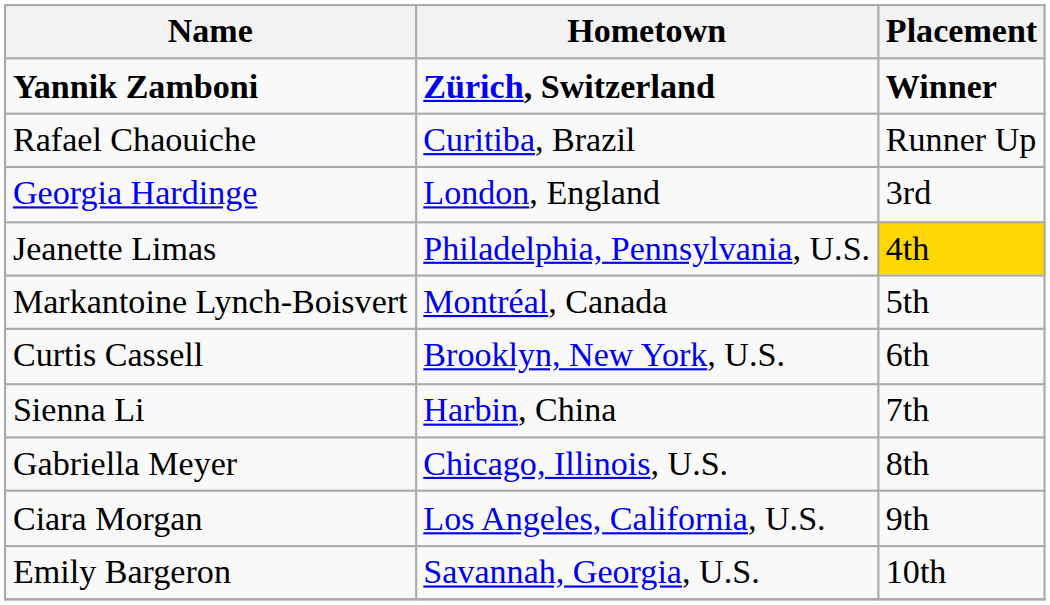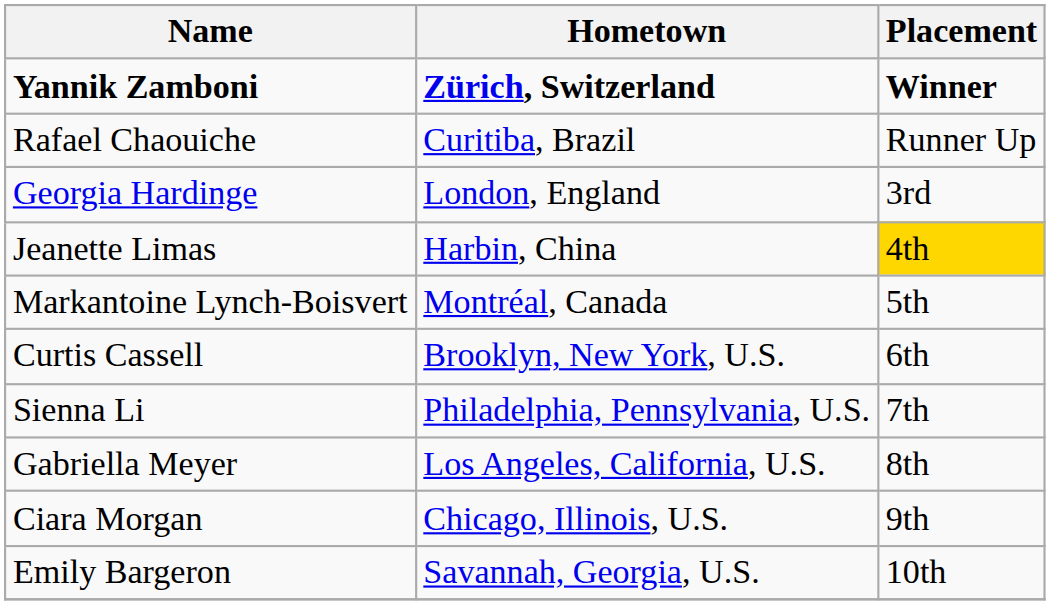(647, 247) Philadelphia, Pennsylvania, U.S. -> (520, 247) Harbin, China
(520, 409) Harbin, China -> (647, 409) Philadelphia, Pennsylvania, U.S.
(576, 463) Chicago, Illinois, U.S. -> (624, 463) Los Angeles, California, U.S.
(624, 517) Los Angeles, California, U.S. -> (576, 517) Chicago, Illinois, U.S.
